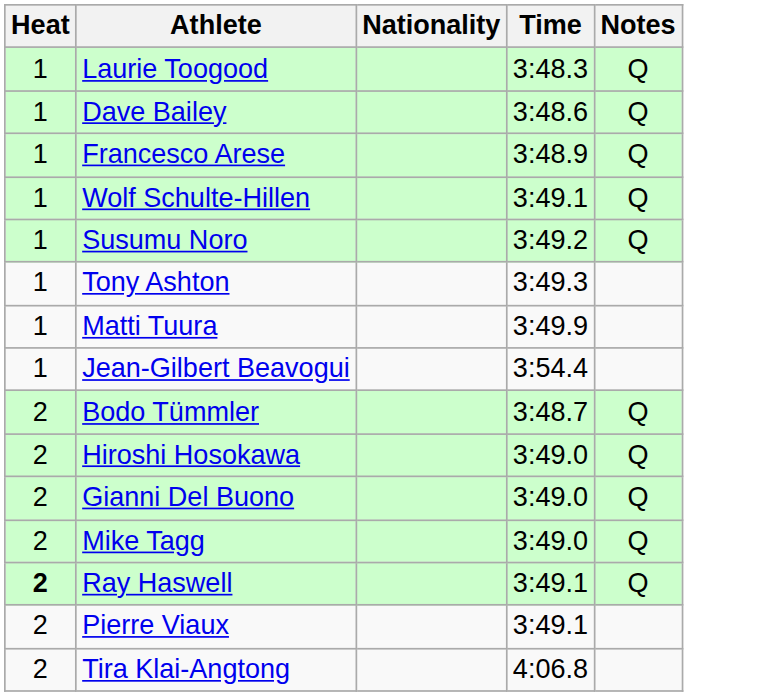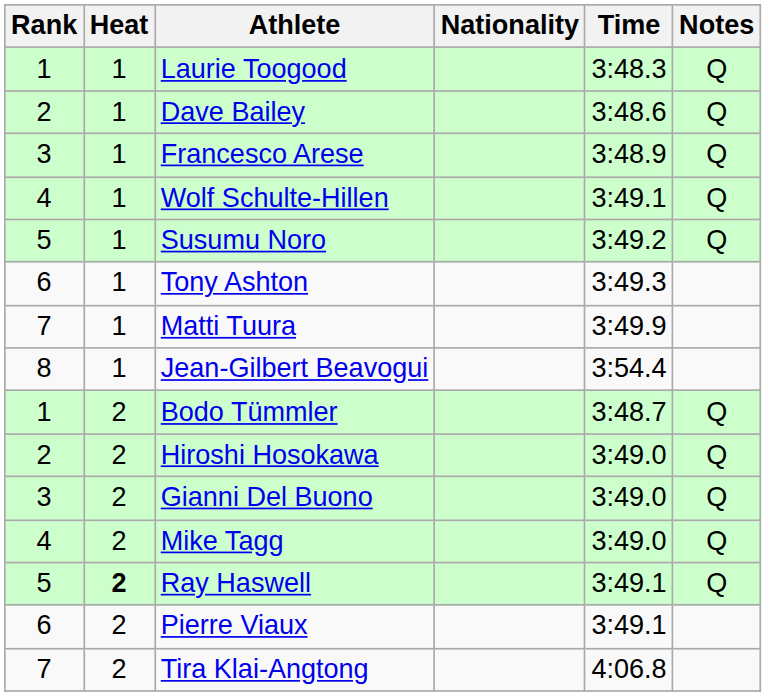+ column: (44, 25)
